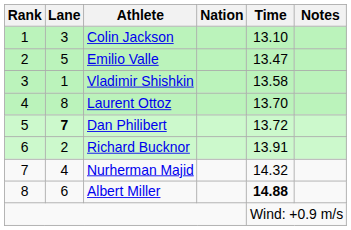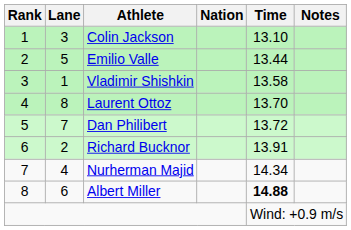(270, 59) 13.47 -> (270, 59) 13.44
(64, 125) bold -> (64, 125) normal
(270, 170) 14.32 -> (270, 170) 14.34
